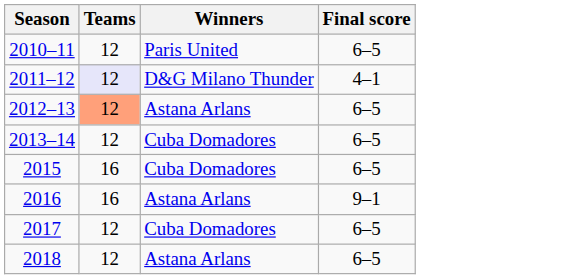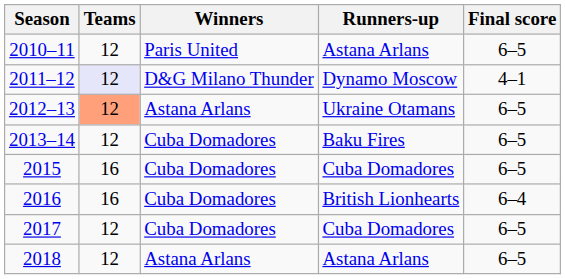+ column: (391, 19)
(197, 199) Astana Arlans -> (210, 199) Cuba Domadores
(367, 199) 9–1 -> (512, 199) 6–4
